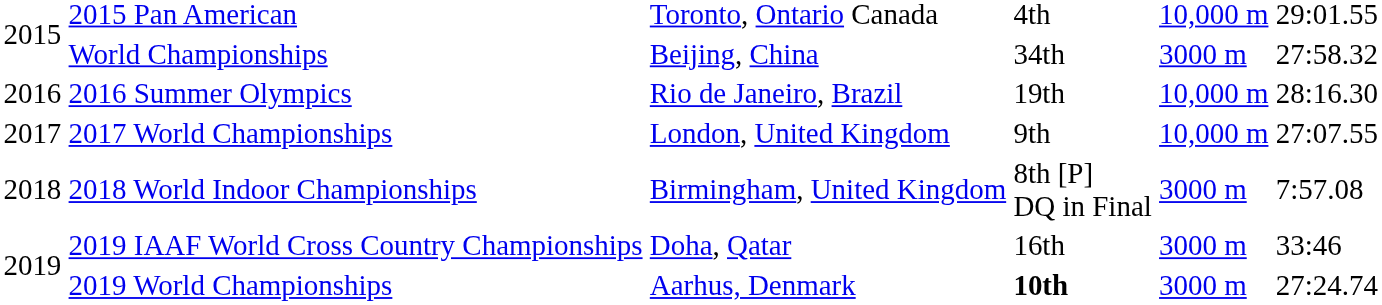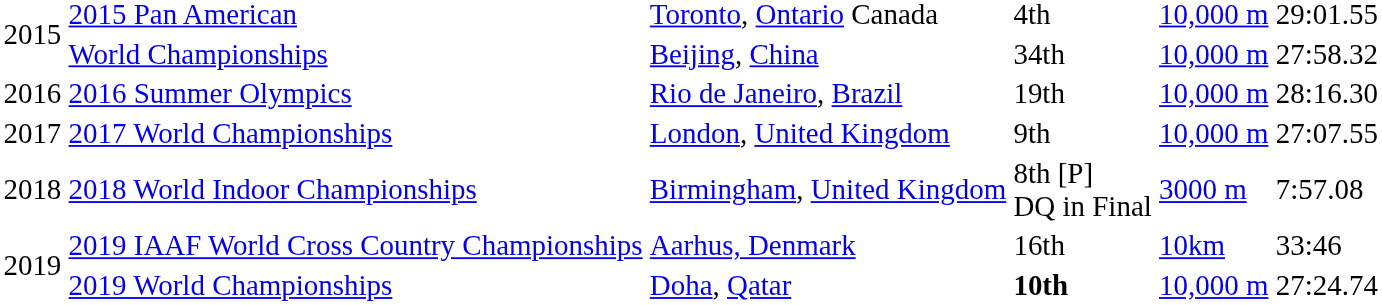(1203, 54) 3000 m -> (1214, 54) 10,000 m
(721, 245) Doha, Qatar -> (753, 245) Aarhus, Denmark
(1203, 245) 3000 m -> (1192, 245) 10km
(753, 285) Aarhus, Denmark -> (721, 285) Doha, Qatar
(1203, 285) 3000 m -> (1214, 285) 10,000 m
